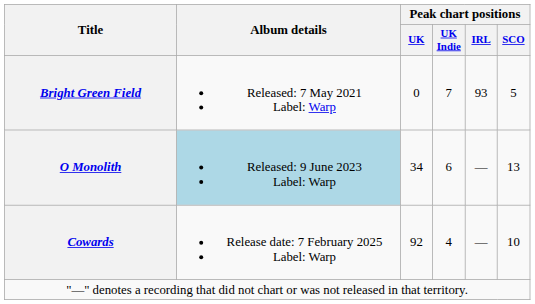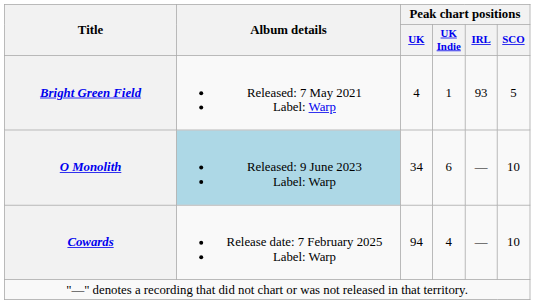(416, 92) 0 -> (416, 92) 4
(449, 92) 7 -> (449, 92) 1
(513, 167) 13 -> (513, 167) 10
(416, 242) 92 -> (416, 242) 94
